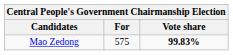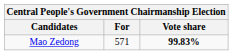(122, 42) 575 -> (122, 42) 571
